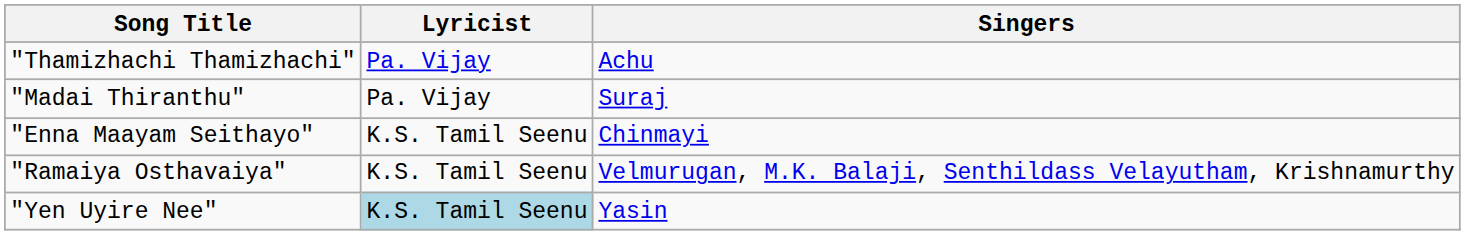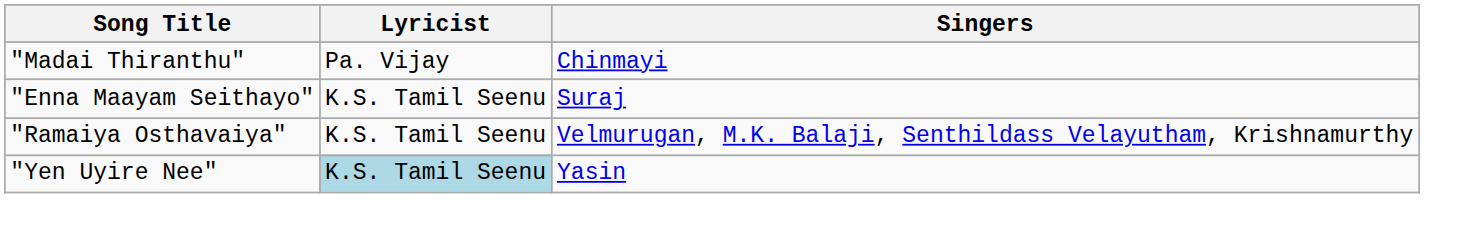- row: (183, 61)
(633, 99) Suraj -> (612, 61) Chinmayi
(654, 136) Chinmayi -> (592, 99) Suraj
